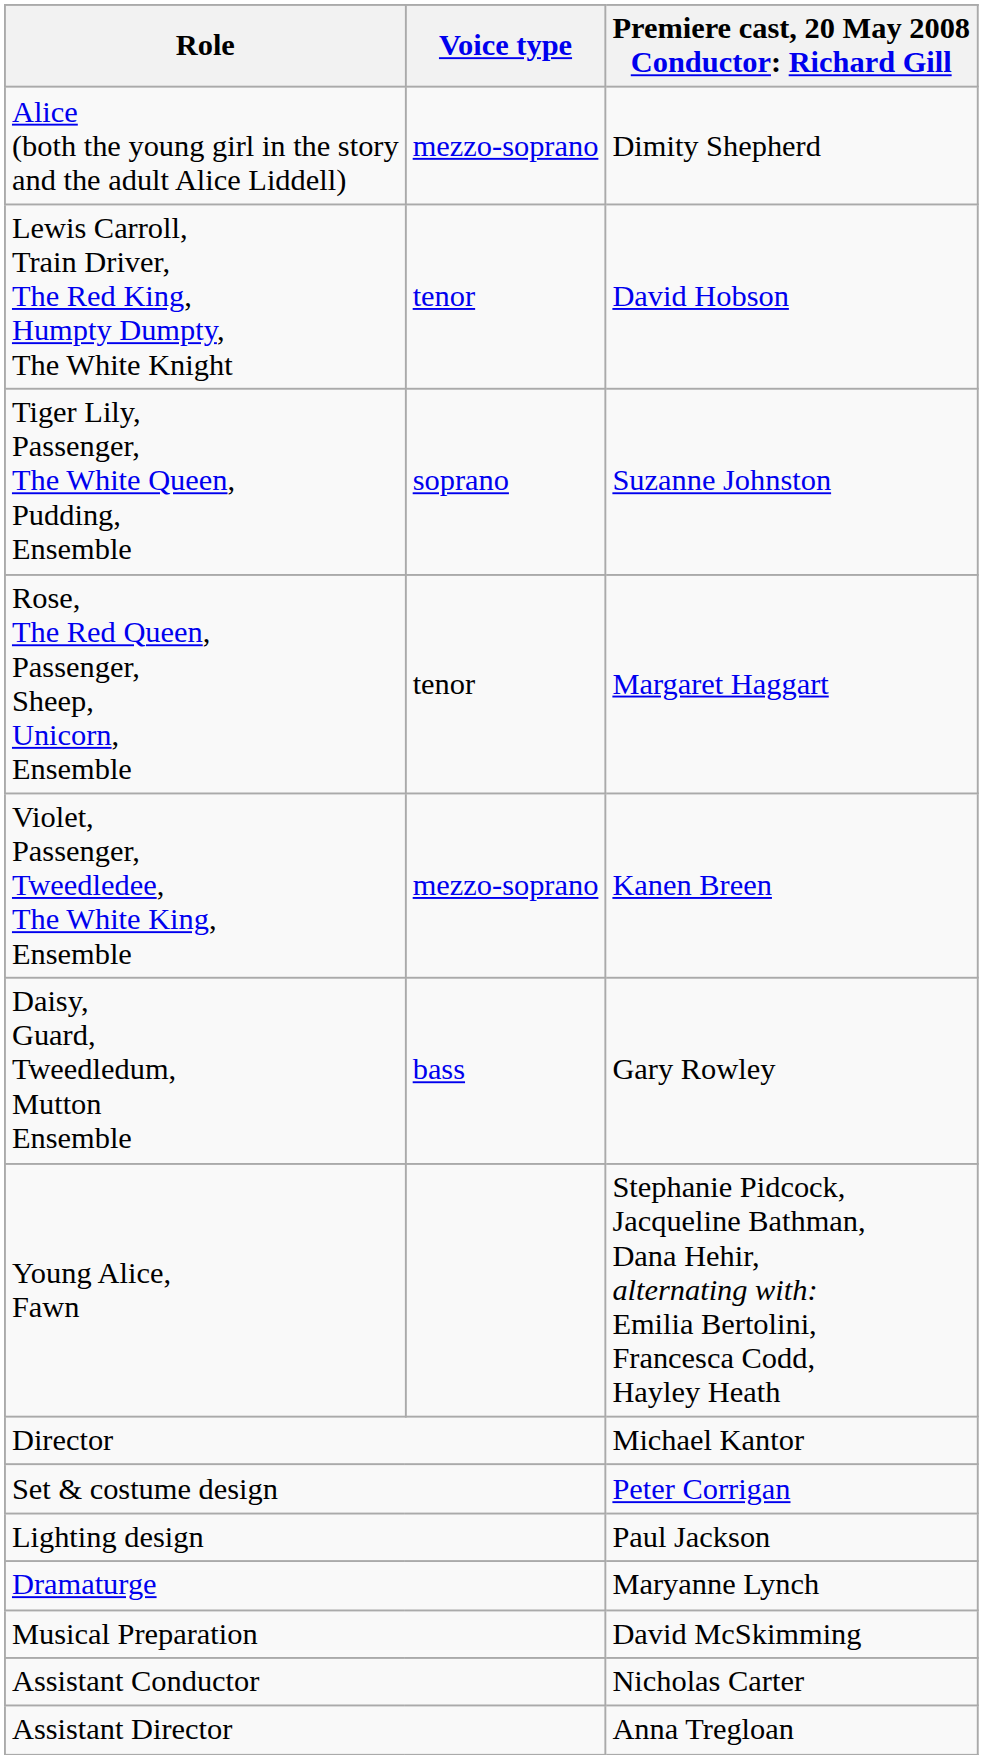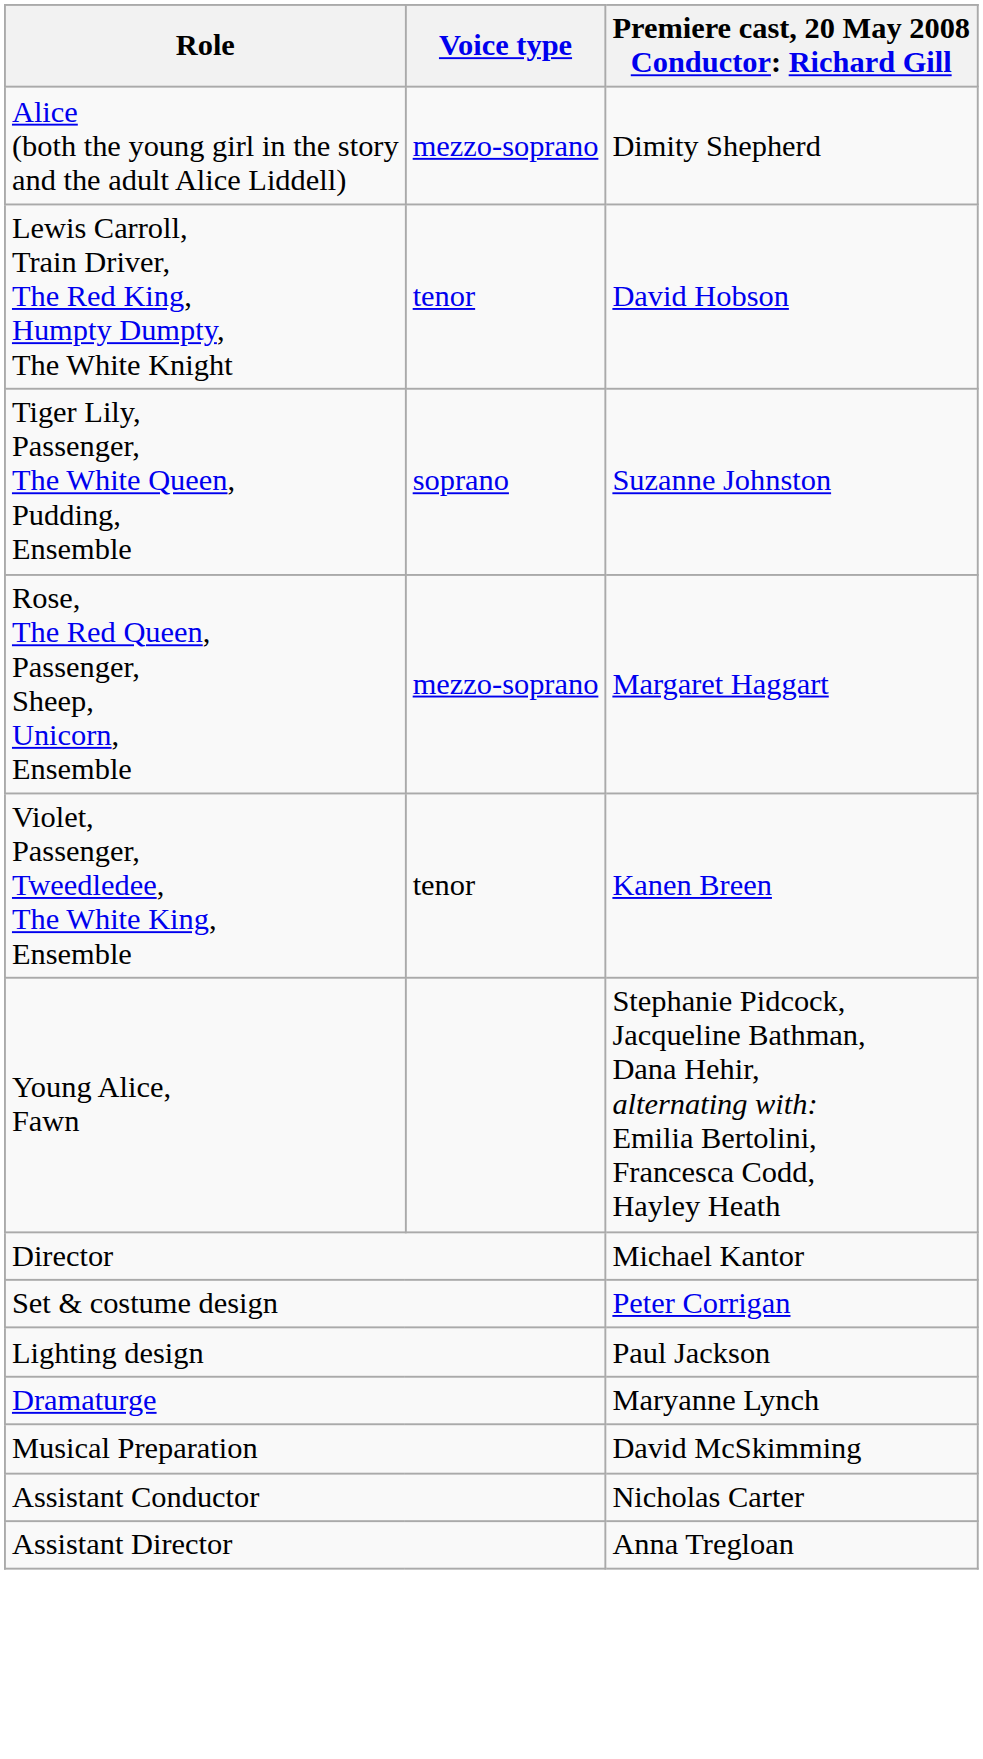(444, 683) tenor -> (506, 683) mezzo-soprano
(506, 885) mezzo-soprano -> (444, 885) tenor
- row: (94, 1070)
